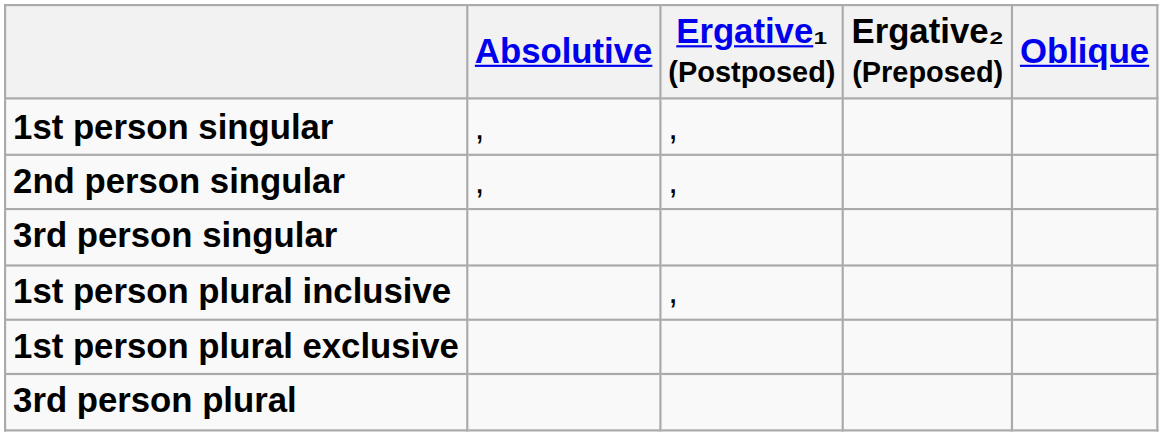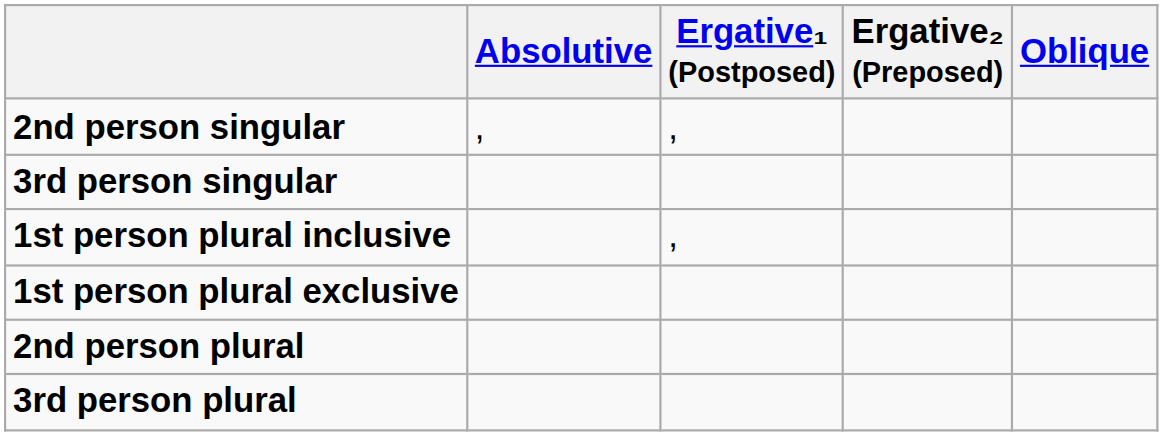- row: (173, 126)
+ row: (159, 346)
